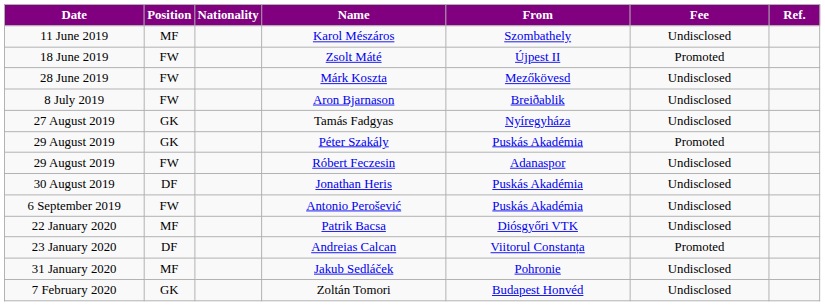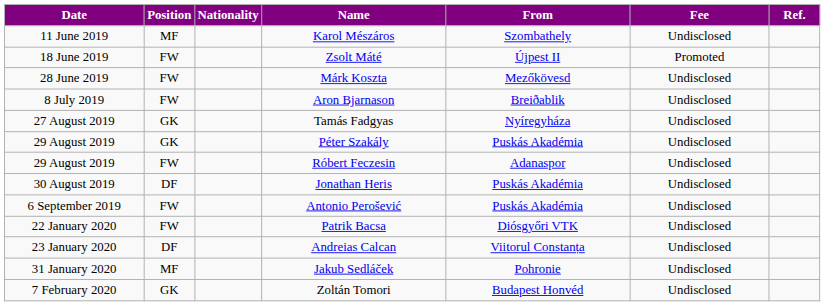(699, 142) Promoted -> (699, 142) Undisclosed
(169, 226) MF -> (169, 226) FW
(699, 247) Promoted -> (699, 247) Undisclosed
